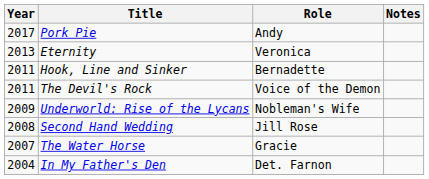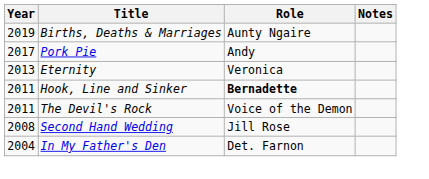+ row: (131, 33)
(290, 70) normal -> (262, 89) bold
- row: (145, 108)
- row: (93, 146)
